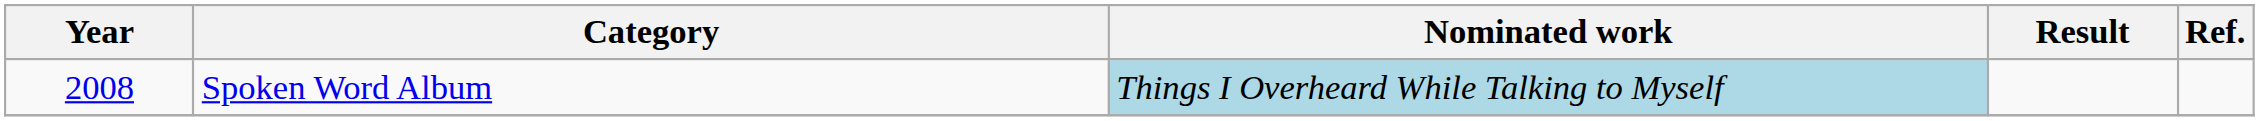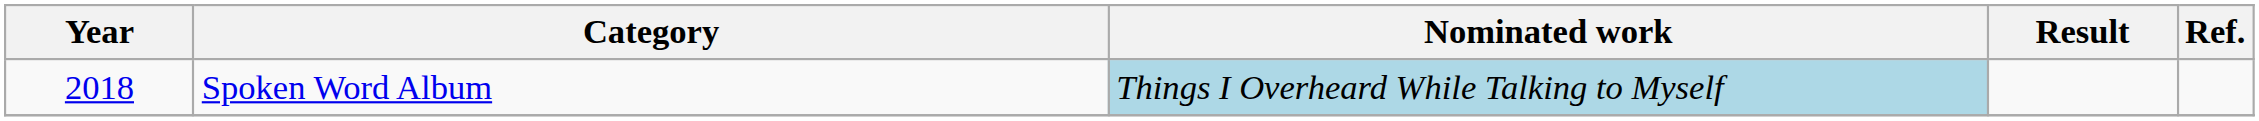(99, 86) 2008 -> (99, 86) 2018
